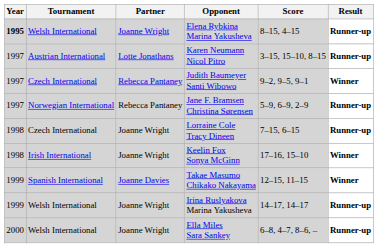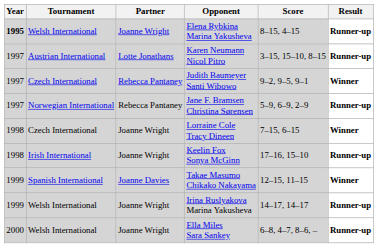(351, 131) Runner-up -> (344, 131) Winner
(344, 156) Winner -> (351, 156) Runner-up
